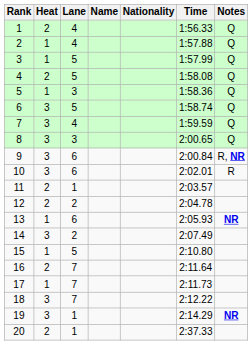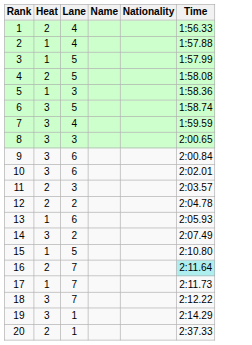- column: (231, 12)
(74, 188) 1 -> (74, 188) 3
(196, 268) no background -> (196, 268) paleturquoise background
